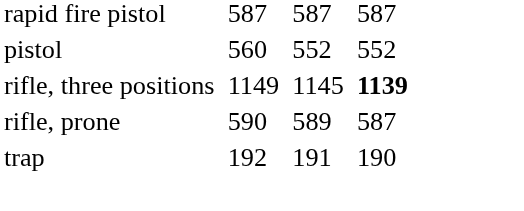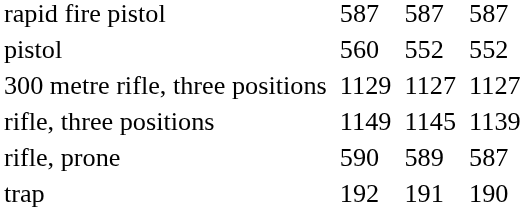+ row: (165, 85)
(382, 85) bold -> (495, 121) normal
